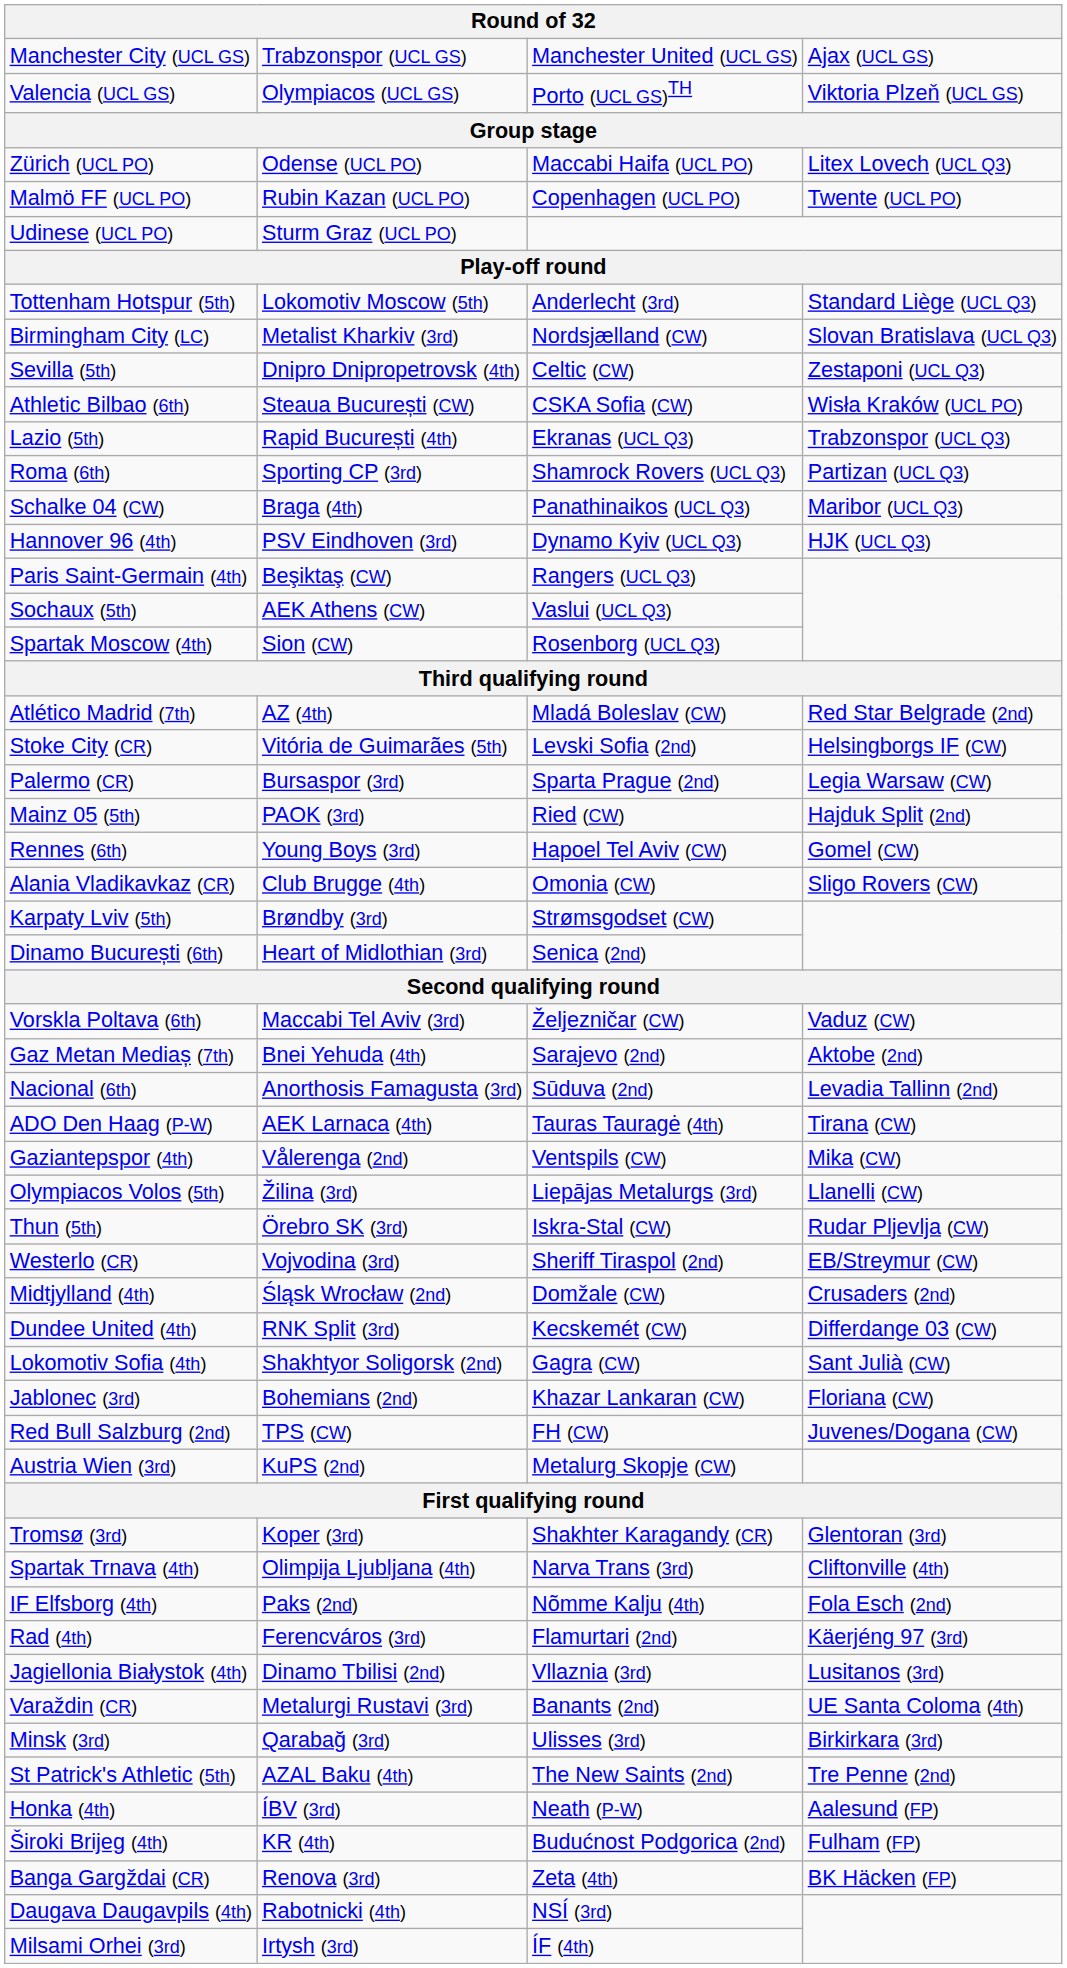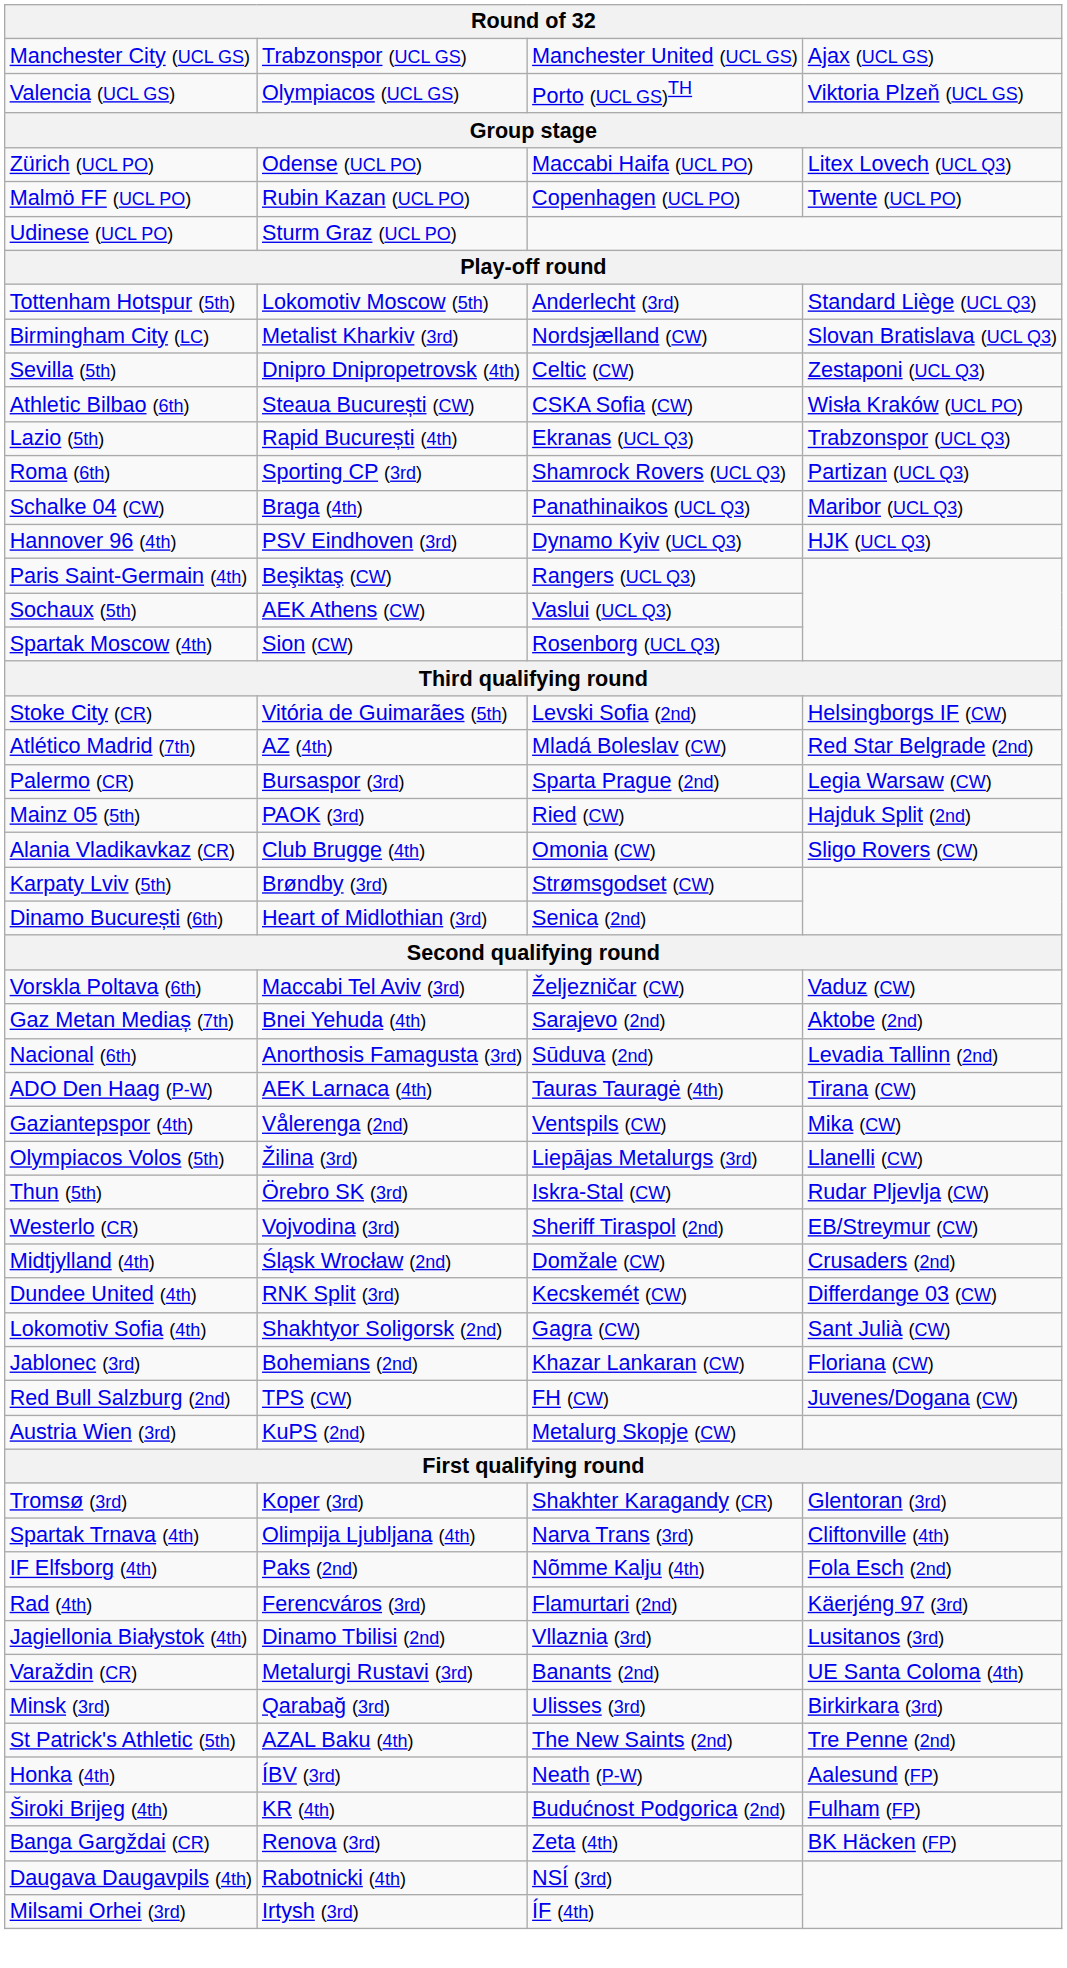rows swapped: (81, 746) <-> (103, 712)
- row: (68, 849)
